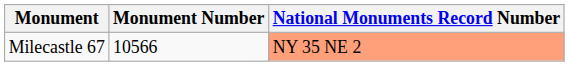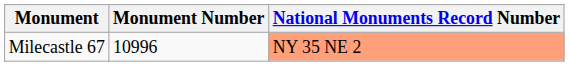(135, 46) 10566 -> (135, 46) 10996
